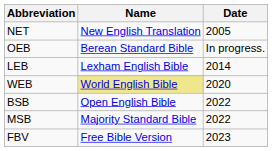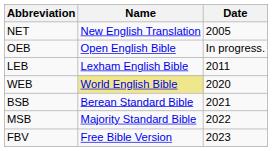(137, 48) Berean Standard Bible -> (128, 48) Open English Bible
(218, 66) 2014 -> (218, 66) 2011
(128, 102) Open English Bible -> (137, 102) Berean Standard Bible
(218, 102) 2022 -> (218, 102) 2021
